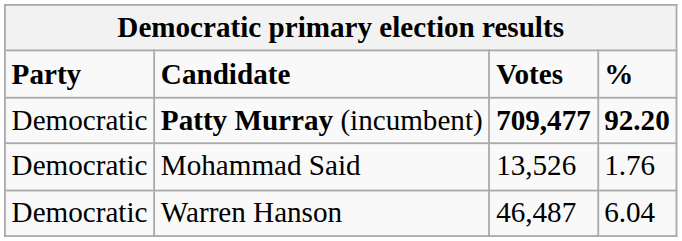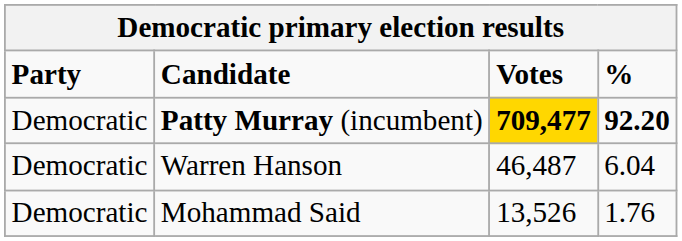(543, 119) no background -> (543, 119) gold background
rows swapped: (251, 212) <-> (261, 166)
